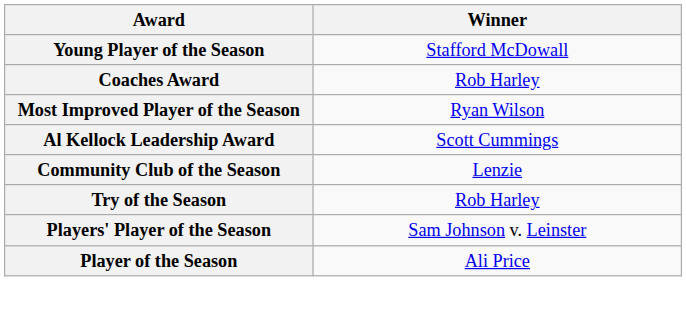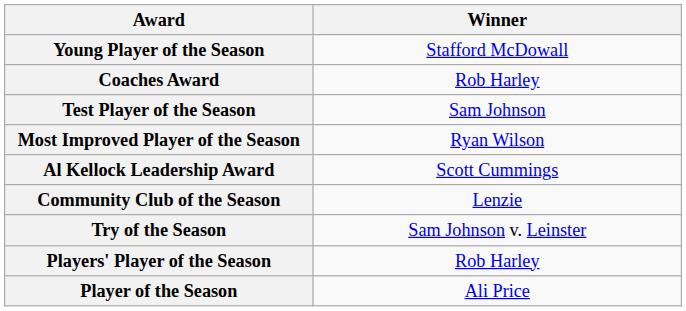+ row: (159, 109)
(497, 200) Rob Harley -> (497, 230) Sam Johnson v. Leinster
(497, 230) Sam Johnson v. Leinster -> (497, 260) Rob Harley
